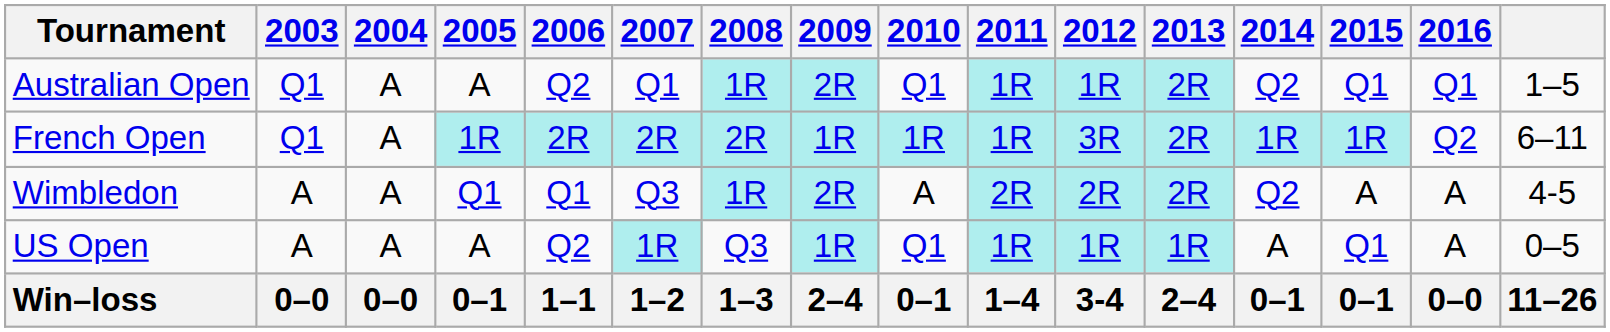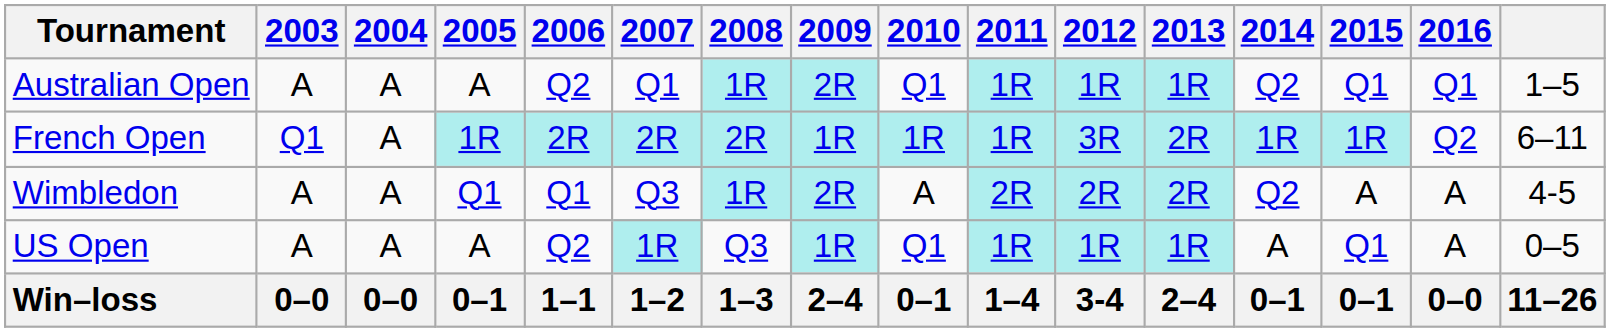(302, 84) Q1 -> (302, 84) A
(1189, 84) 2R -> (1189, 84) 1R
